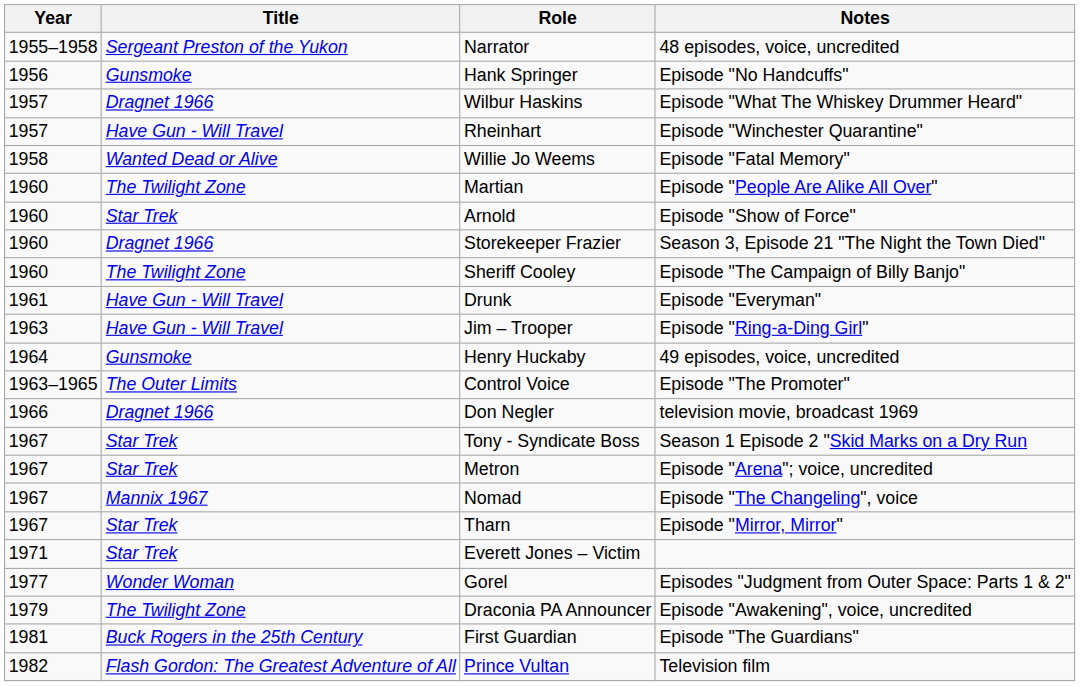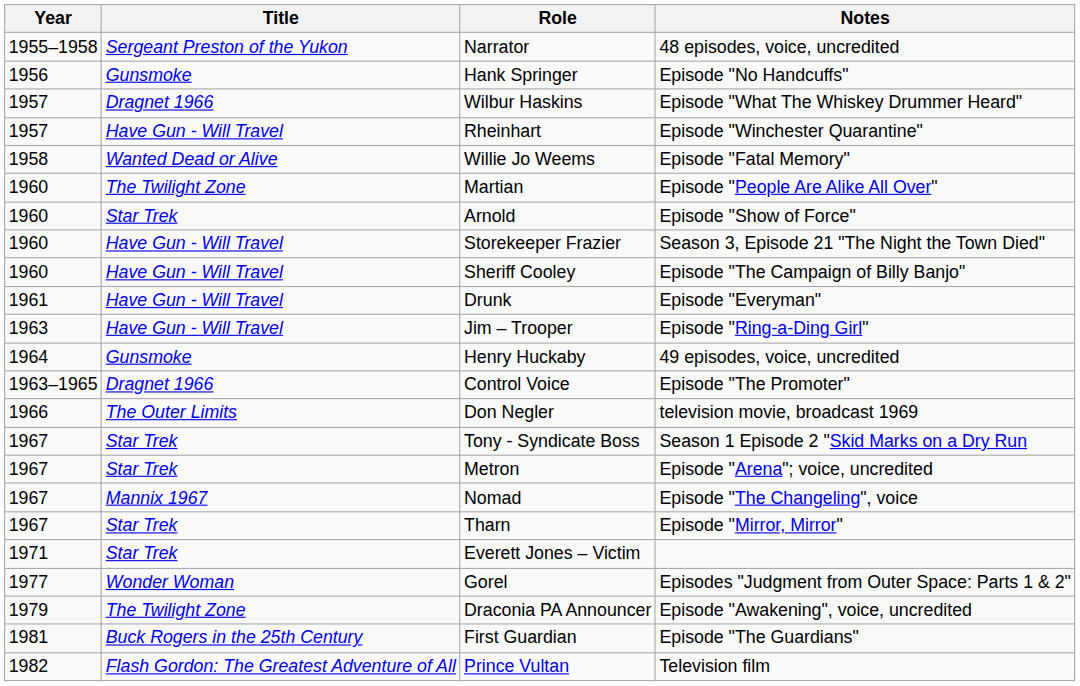(160, 243) Dragnet 1966 -> (194, 243) Have Gun - Will Travel
(176, 272) The Twilight Zone -> (194, 272) Have Gun - Will Travel
(171, 384) The Outer Limits -> (160, 384) Dragnet 1966
(160, 412) Dragnet 1966 -> (171, 412) The Outer Limits
